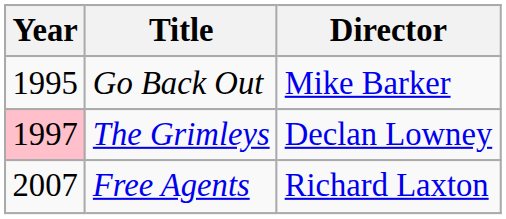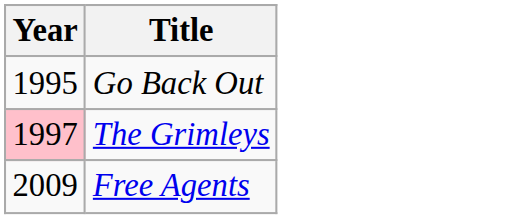- column: (388, 30)
(45, 185) 2007 -> (45, 185) 2009
